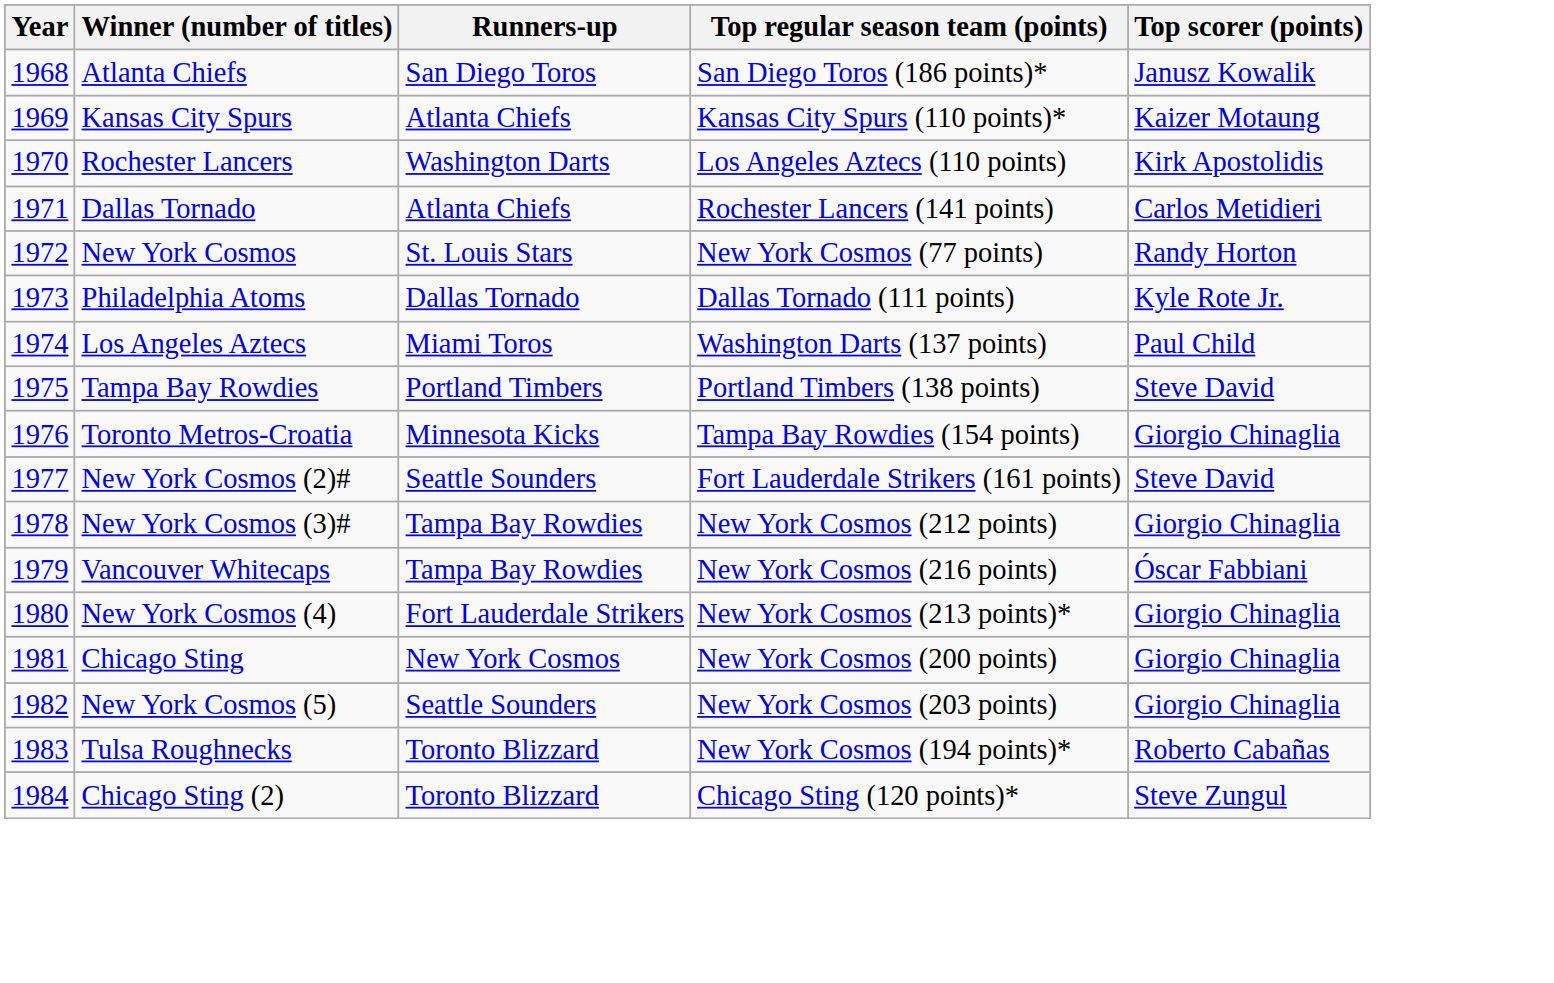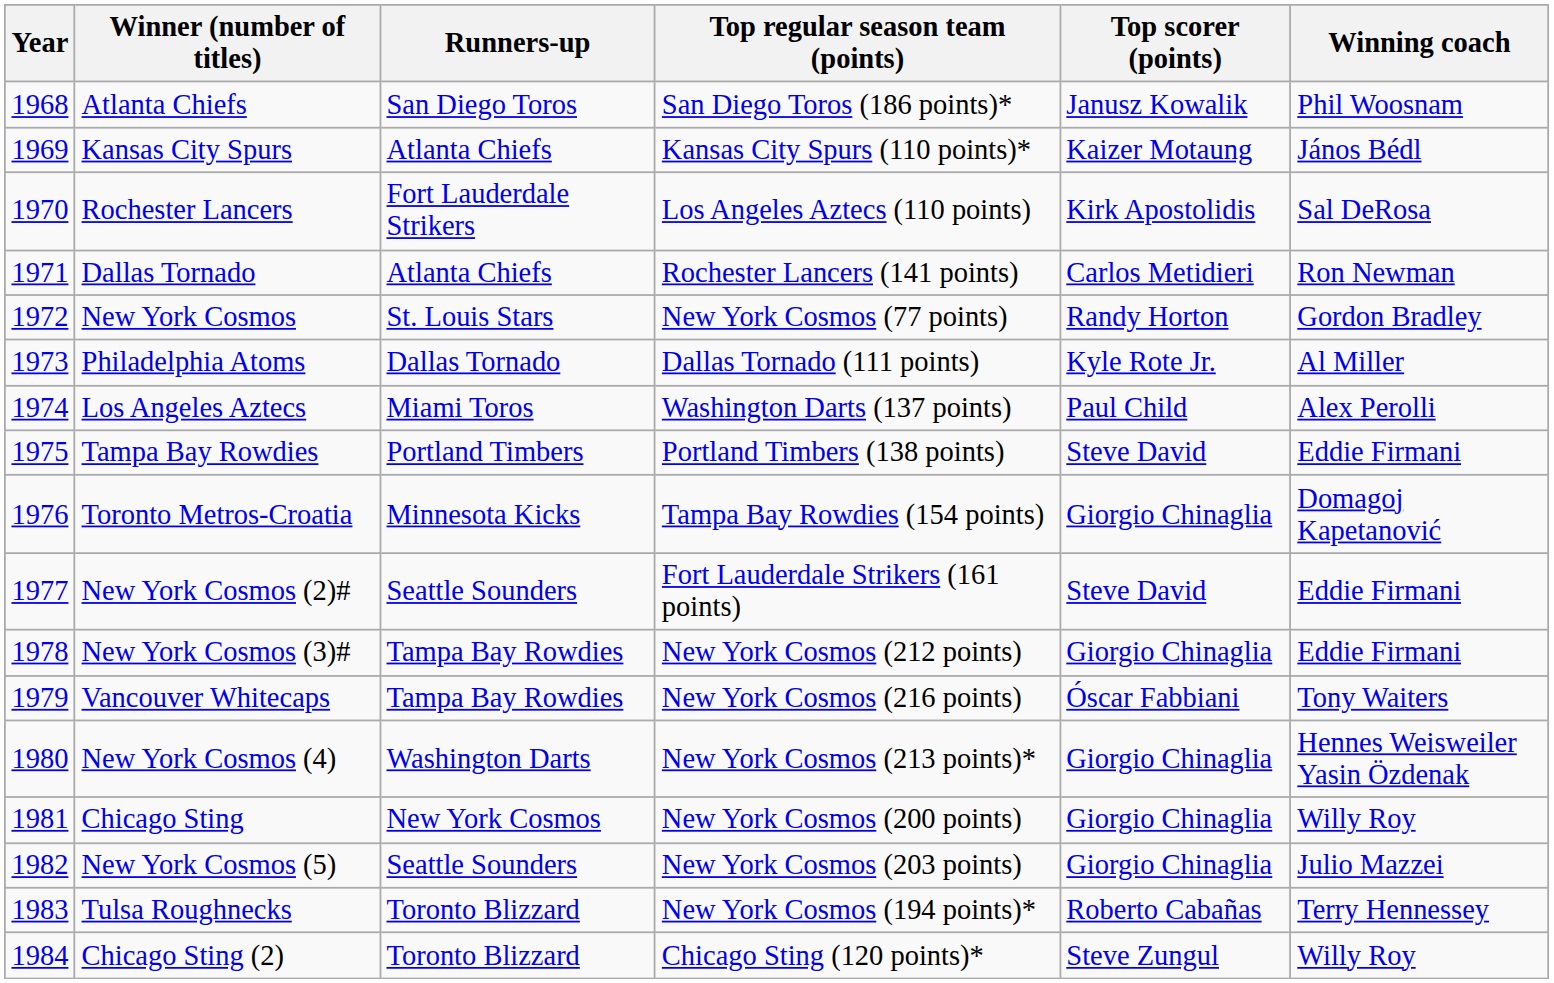+ column: (1419, 43)
(508, 162) Washington Darts -> (478, 210) Fort Lauderdale Strikers
(545, 614) Fort Lauderdale Strikers -> (489, 758) Washington Darts
